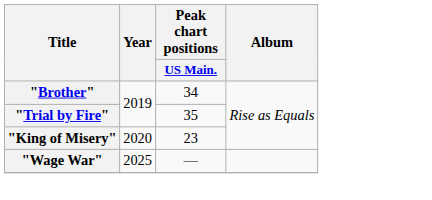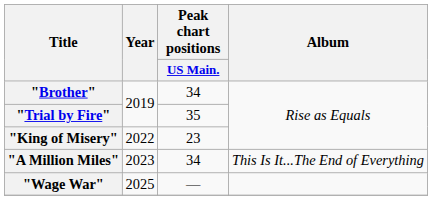(138, 138) 2020 -> (140, 138) 2022
+ row: (63, 161)
